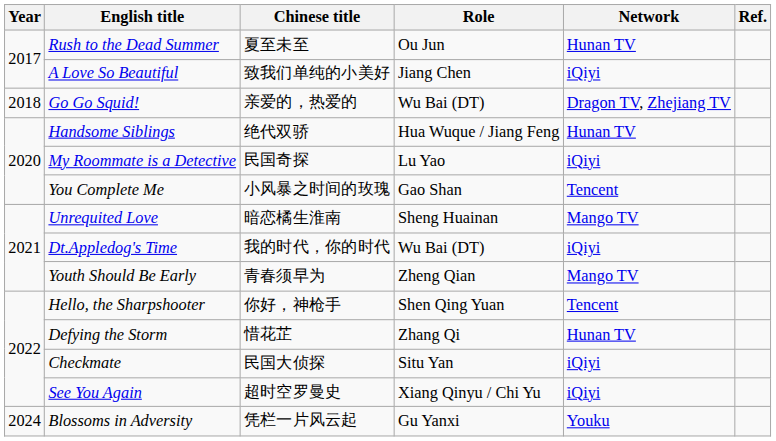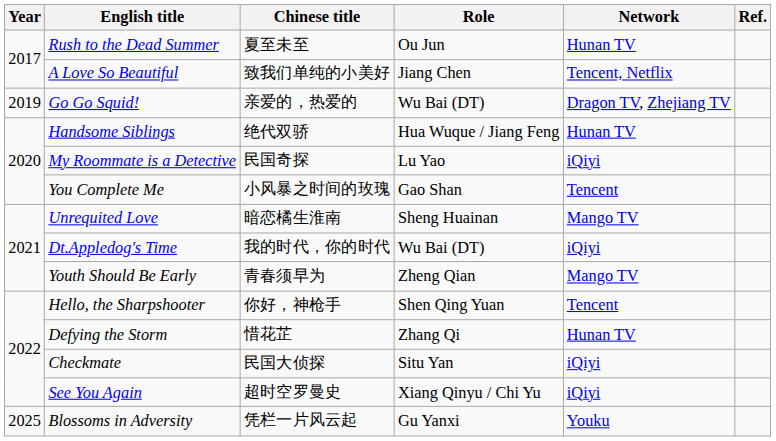(584, 73) iQiyi -> (620, 73) Tencent, Netflix
(25, 102) 2018 -> (25, 102) 2019
(25, 421) 2024 -> (25, 421) 2025
